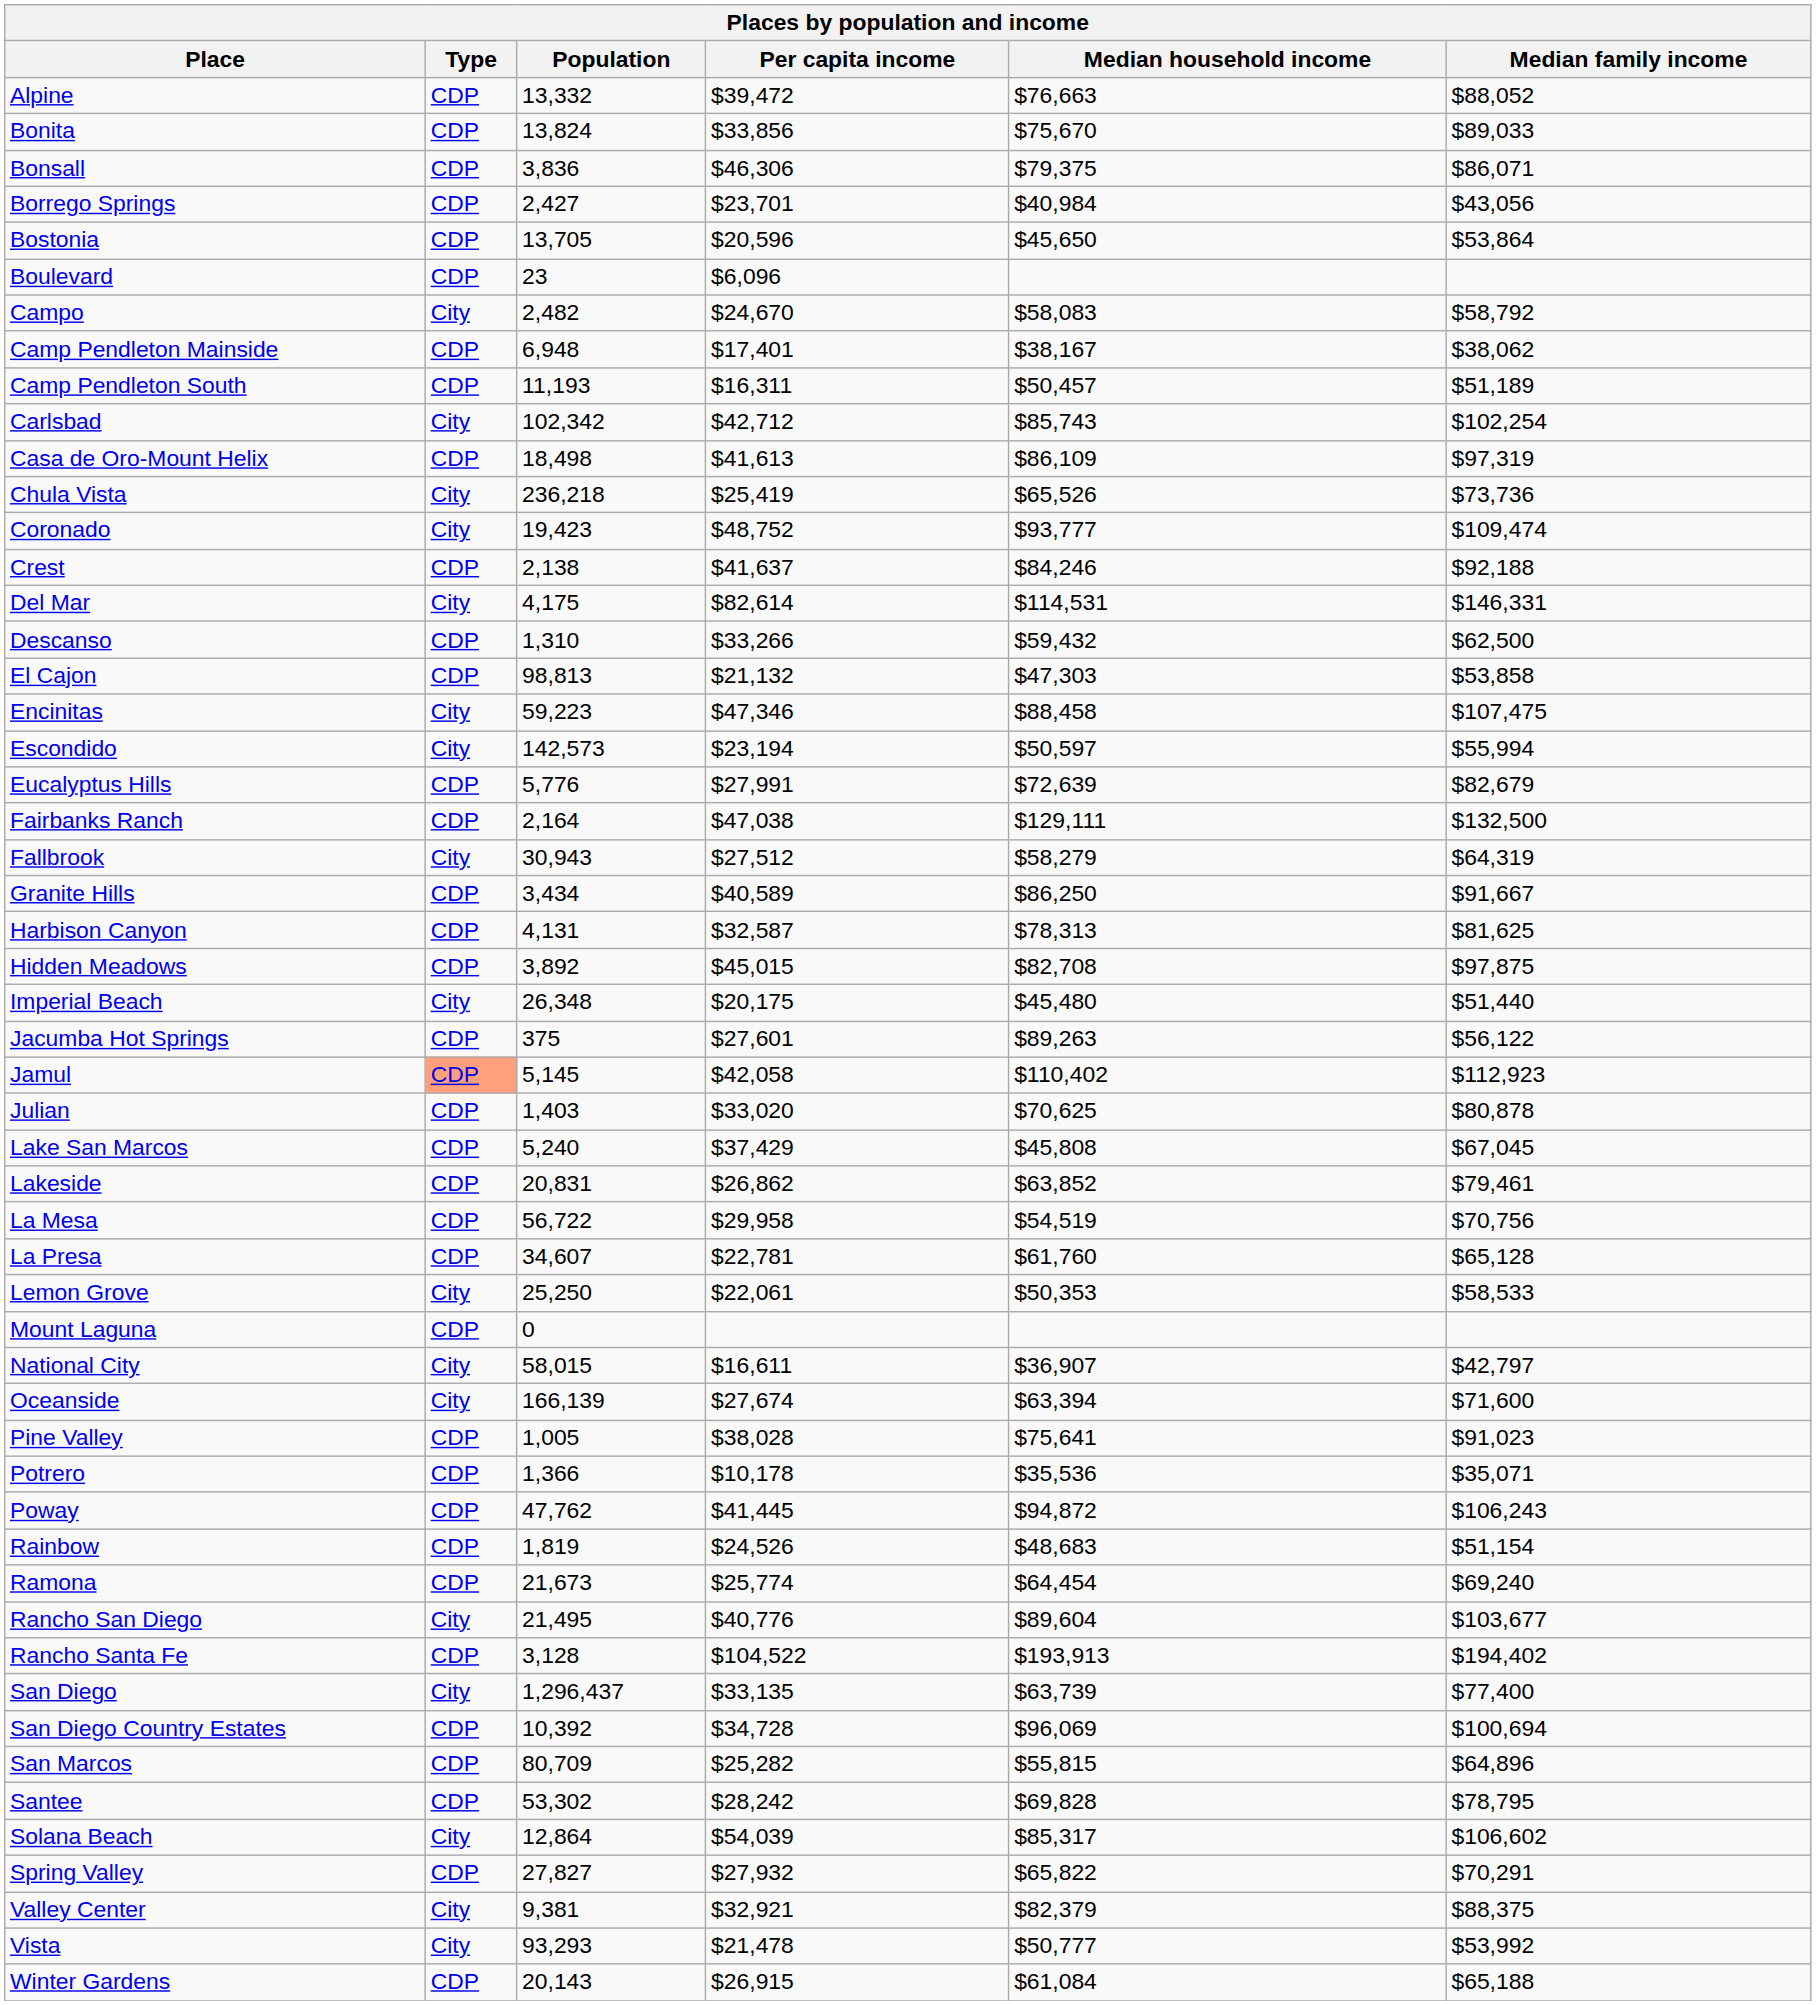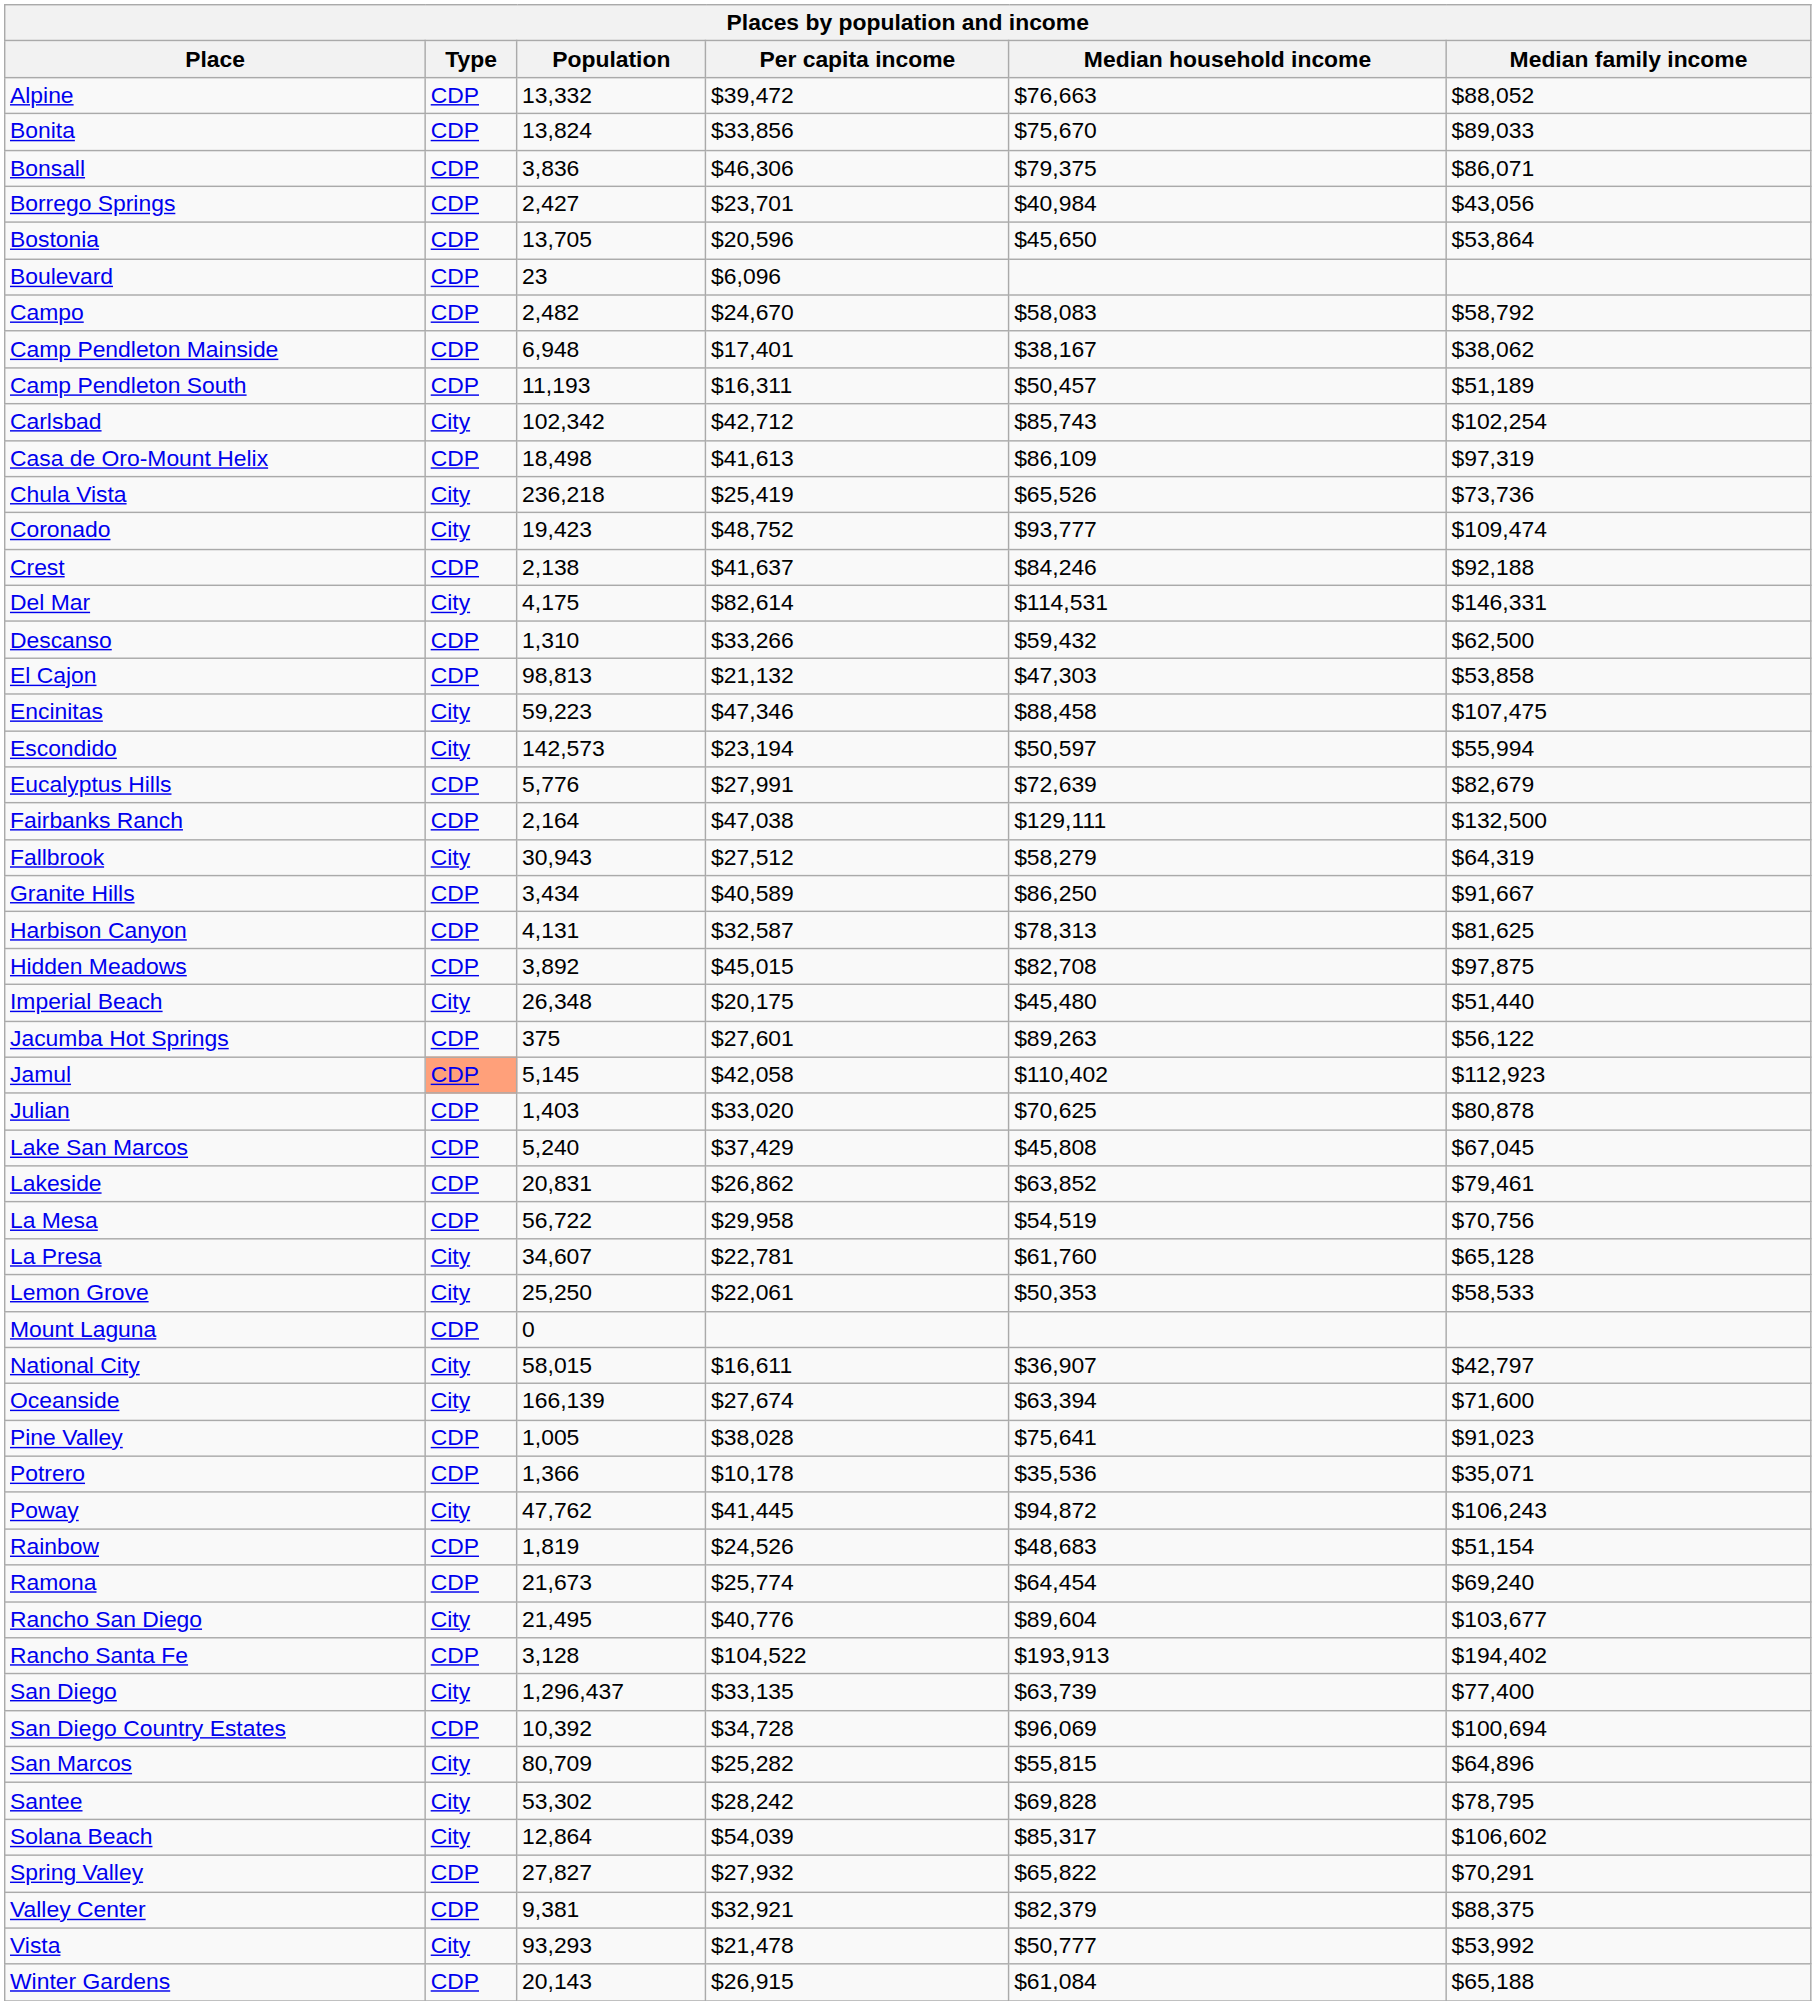(450, 312) City -> (455, 312) CDP
(455, 1256) CDP -> (450, 1256) City
(455, 1510) CDP -> (450, 1510) City
(455, 1764) CDP -> (450, 1764) City
(455, 1800) CDP -> (450, 1800) City
(450, 1909) City -> (455, 1909) CDP
